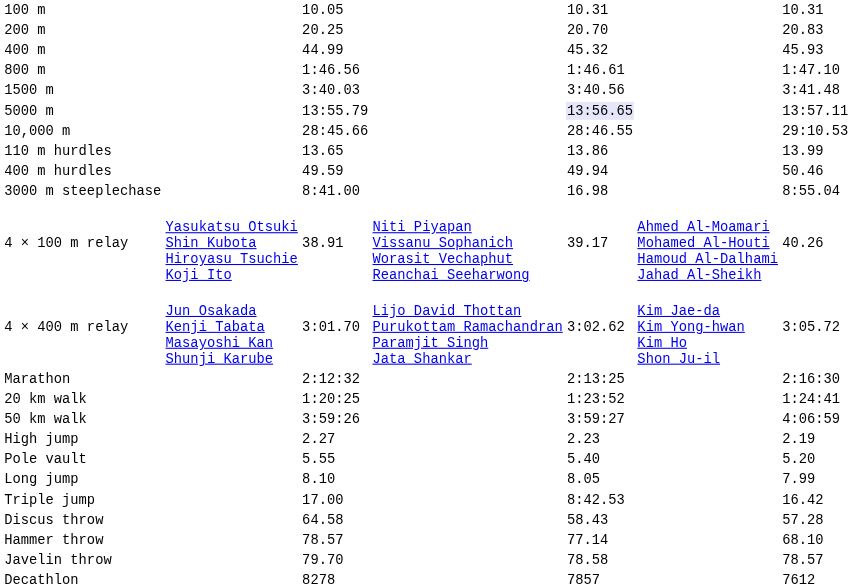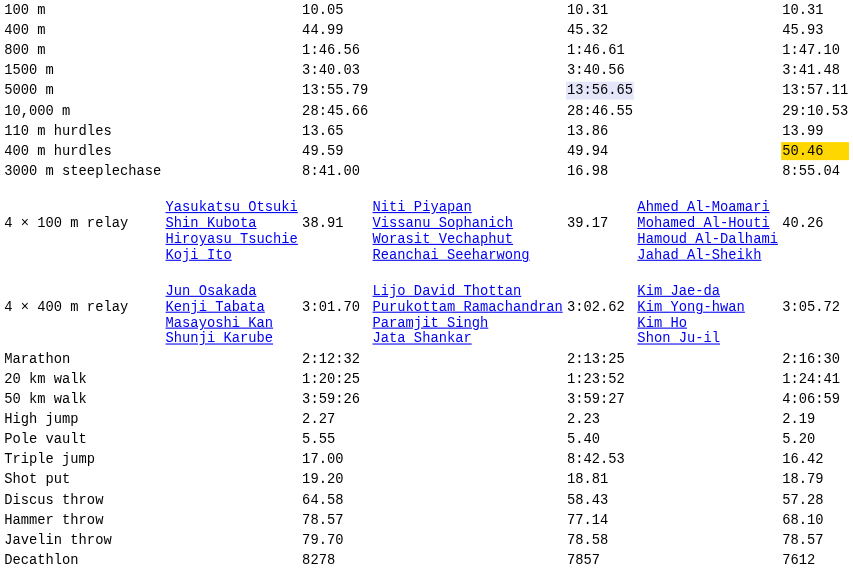- row: (25, 30)
(803, 171) no background -> (803, 151) gold background
- row: (41, 480)
+ row: (37, 480)
